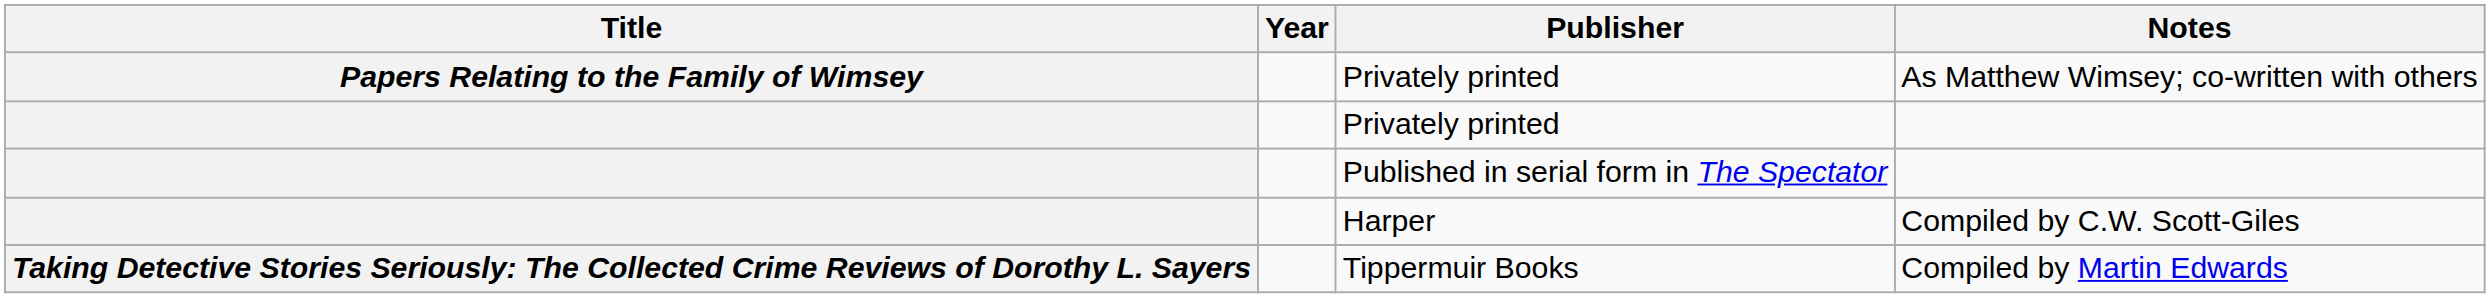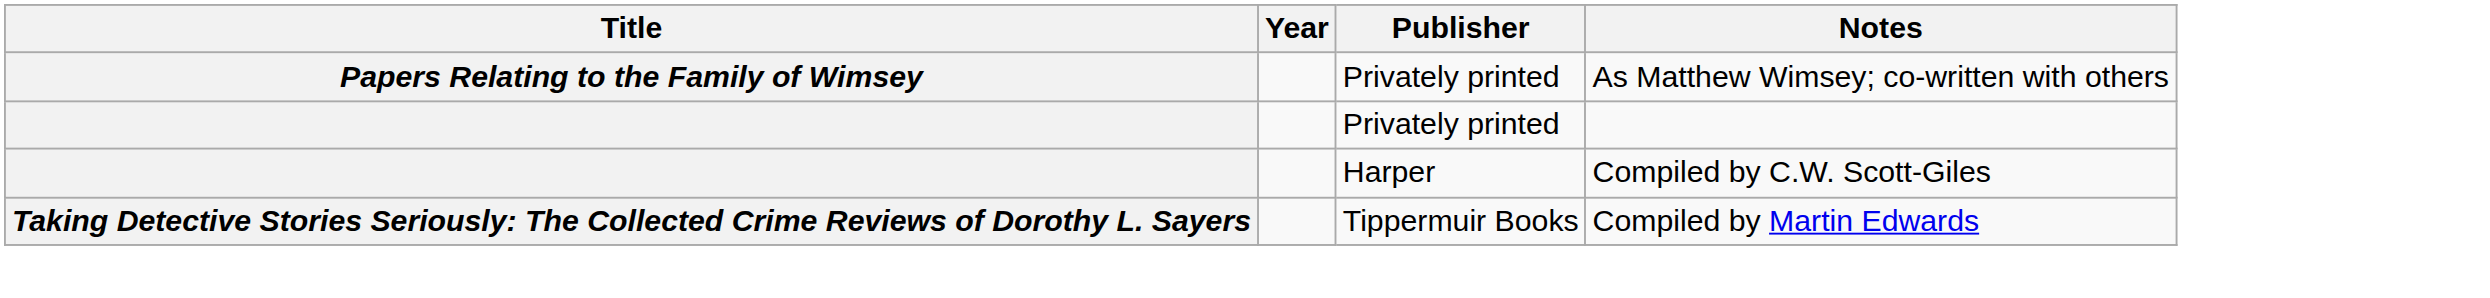- row: (1615, 172)
